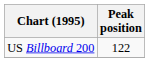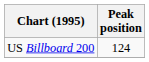(121, 47) 122 -> (121, 47) 124
